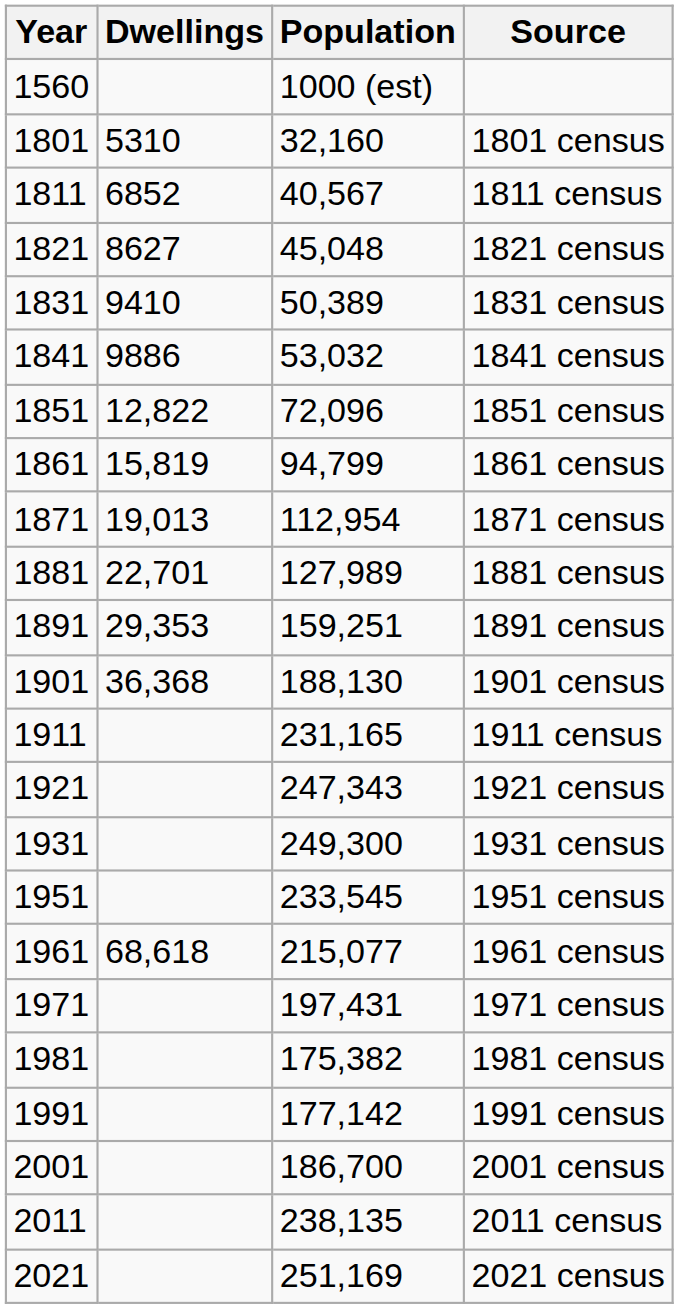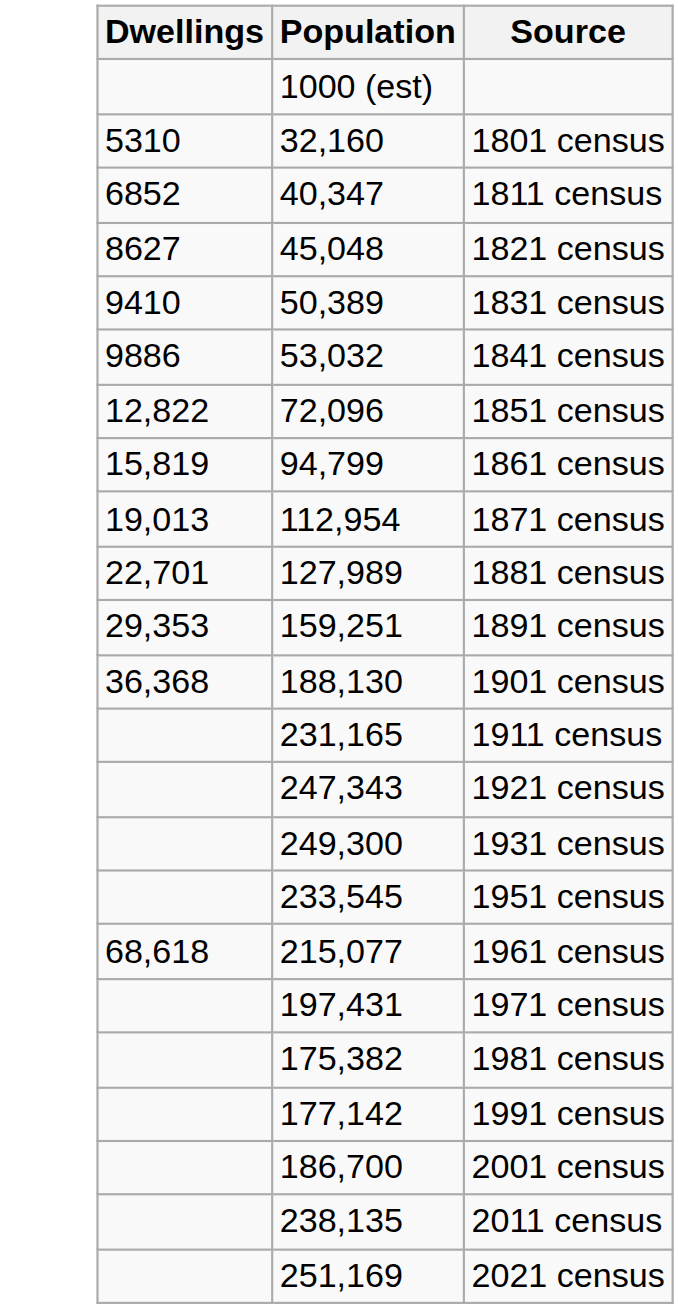- column: (51, 32)
(332, 194) 40,567 -> (332, 194) 40,347
